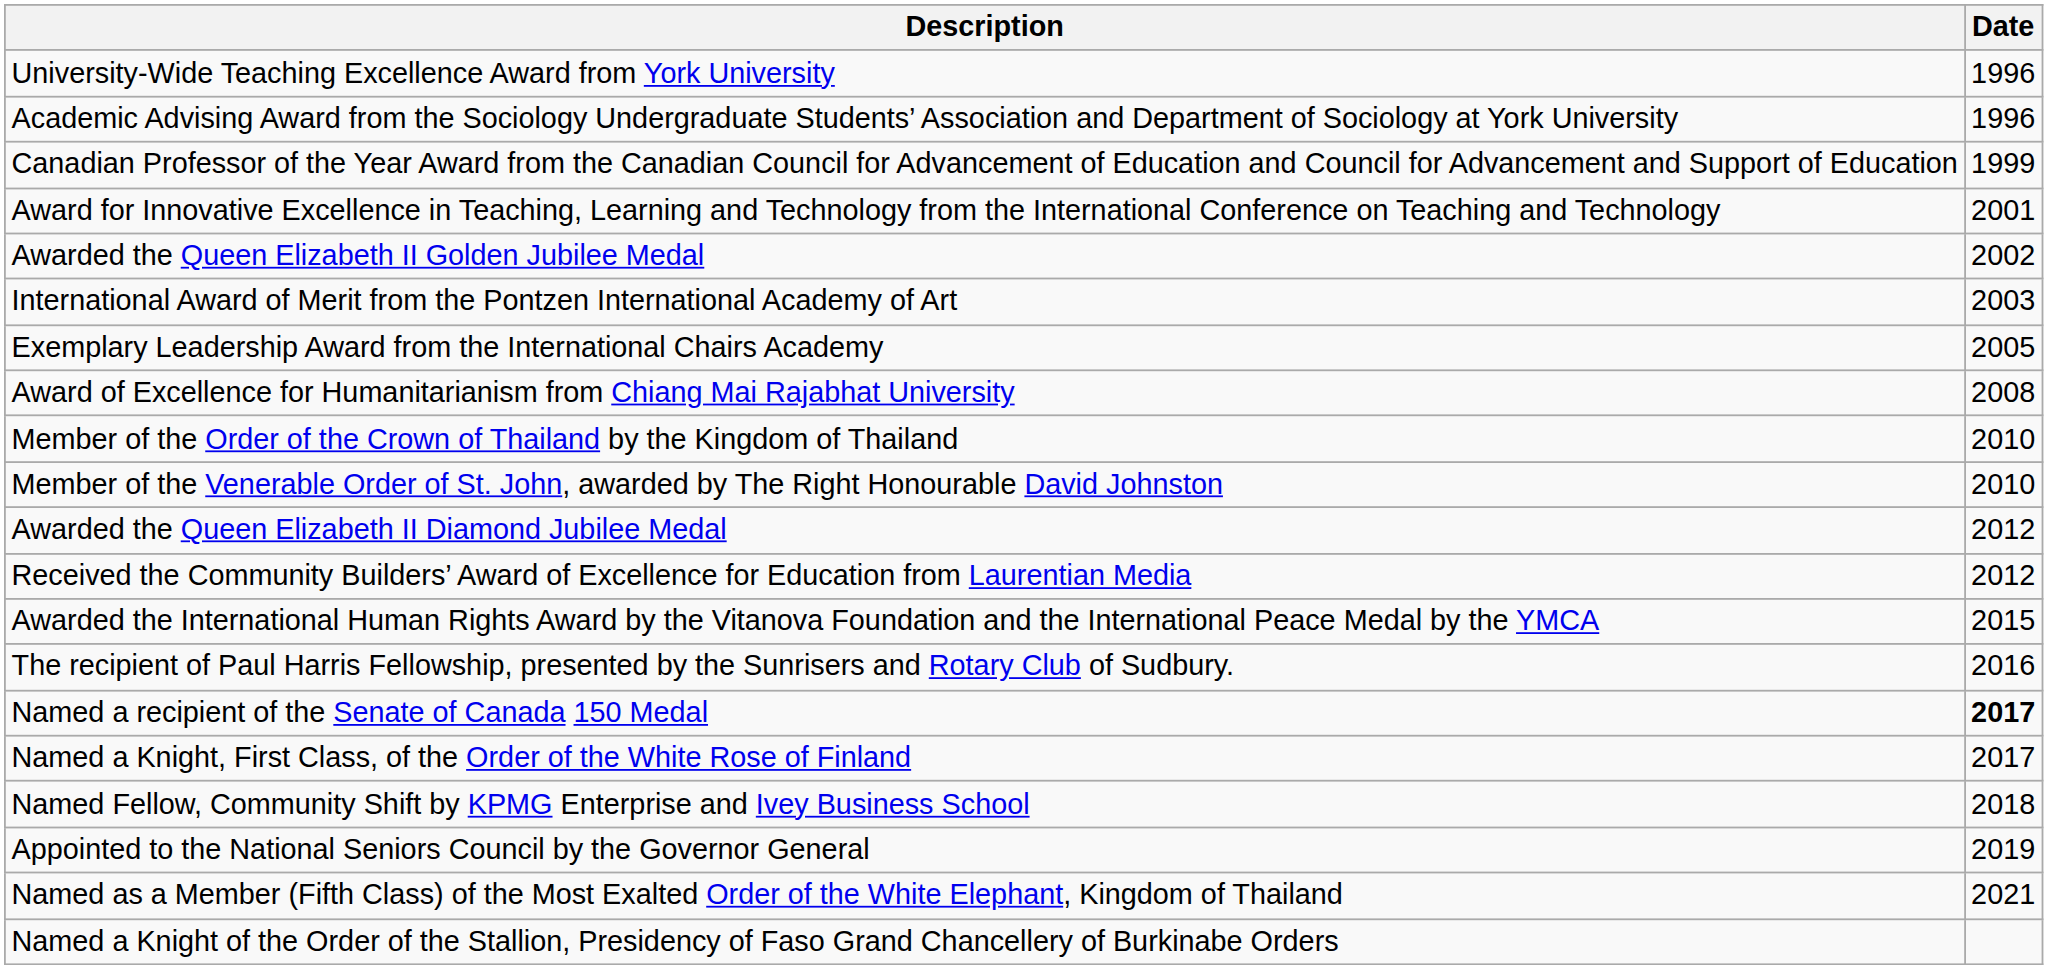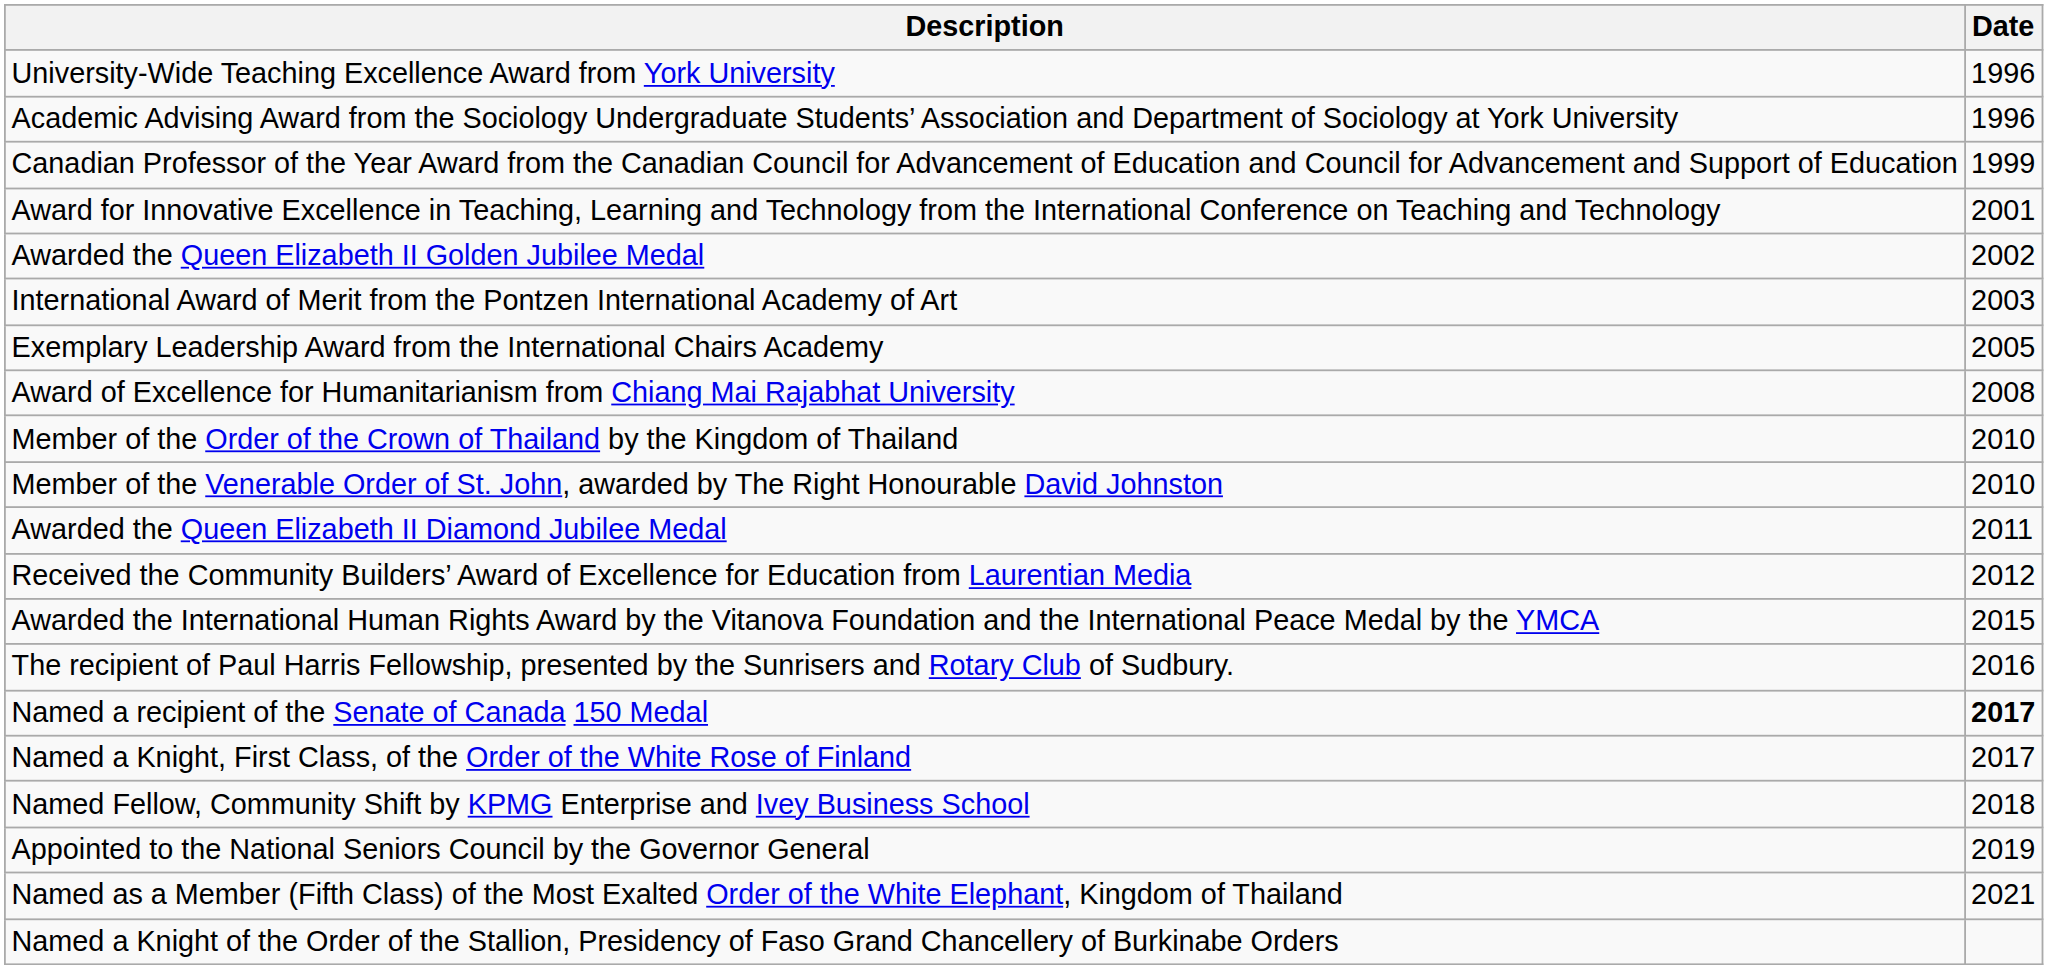(2003, 529) 2012 -> (2002, 529) 2011
